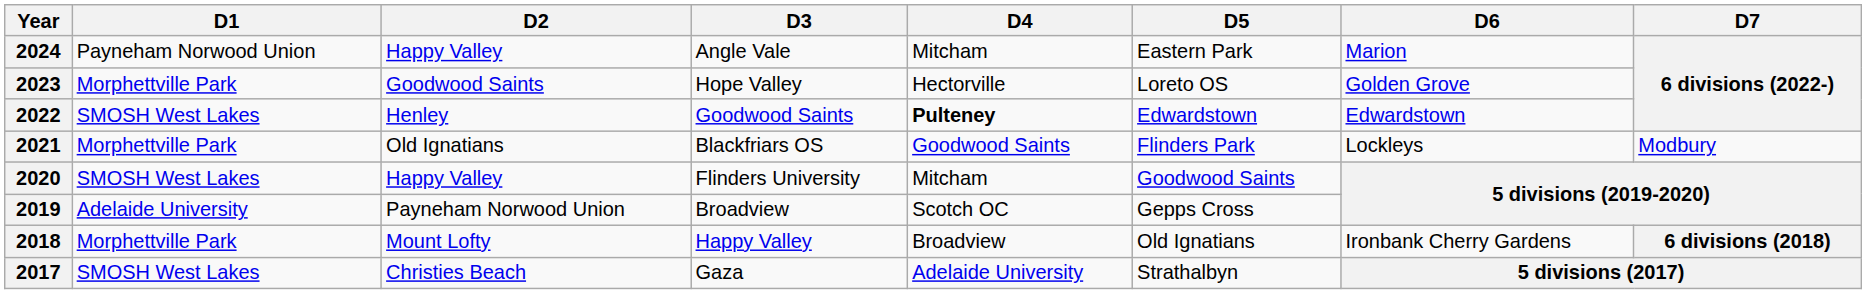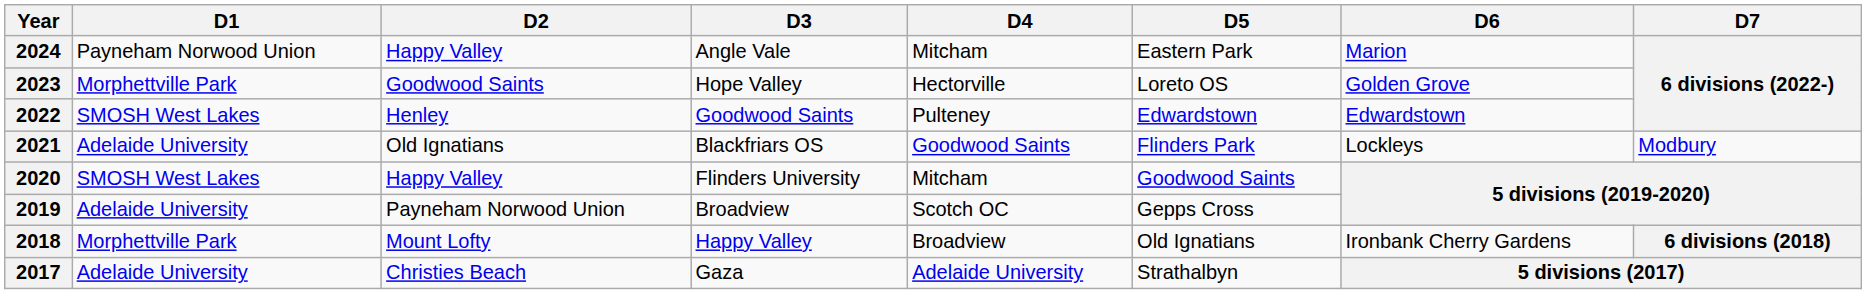(954, 115) bold -> (951, 115) normal
(157, 146) Morphettville Park -> (162, 146) Adelaide University
(168, 272) SMOSH West Lakes -> (162, 272) Adelaide University
